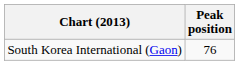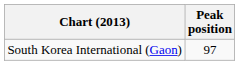(210, 49) 76 -> (210, 49) 97
